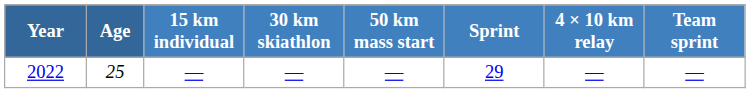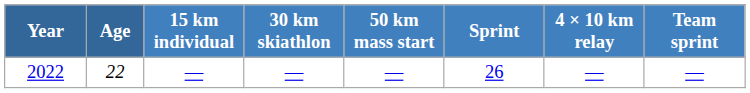(115, 72) 25 -> (115, 72) 22
(494, 72) 29 -> (494, 72) 26
